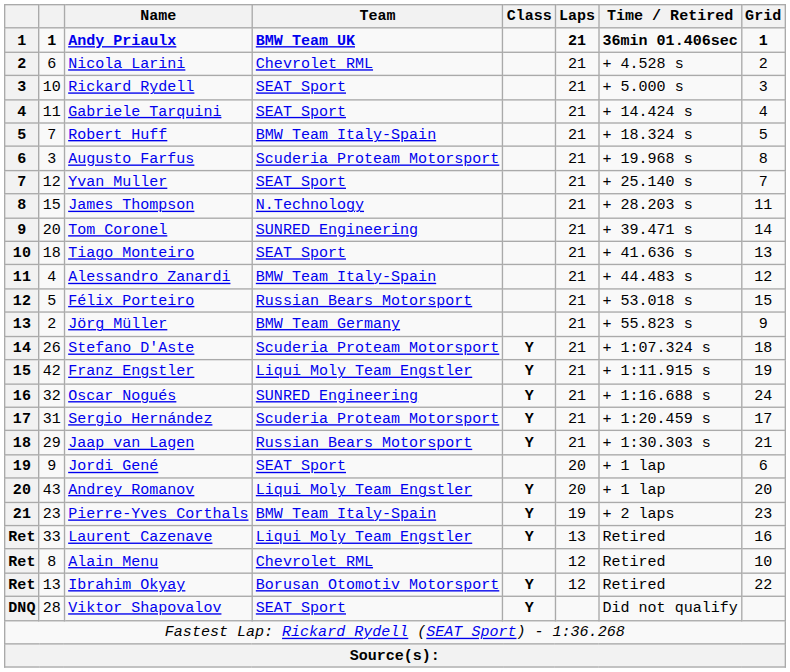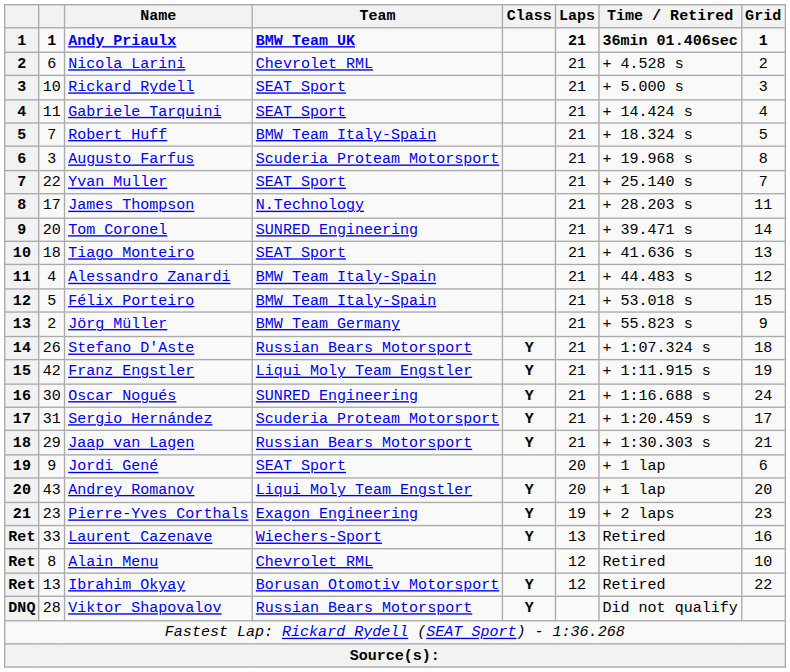(52, 182) 12 -> (52, 182) 22
(52, 206) 15 -> (52, 206) 17
(364, 301) Russian Bears Motorsport -> (346, 301) BMW Team Italy-Spain
(378, 348) Scuderia Proteam Motorsport -> (364, 348) Russian Bears Motorsport
(52, 395) 32 -> (52, 395) 30
(346, 514) BMW Team Italy-Spain -> (337, 514) Exagon Engineering
(364, 537) Liqui Moly Team Engstler -> (319, 537) Wiechers-Sport
(301, 608) SEAT Sport -> (364, 608) Russian Bears Motorsport
